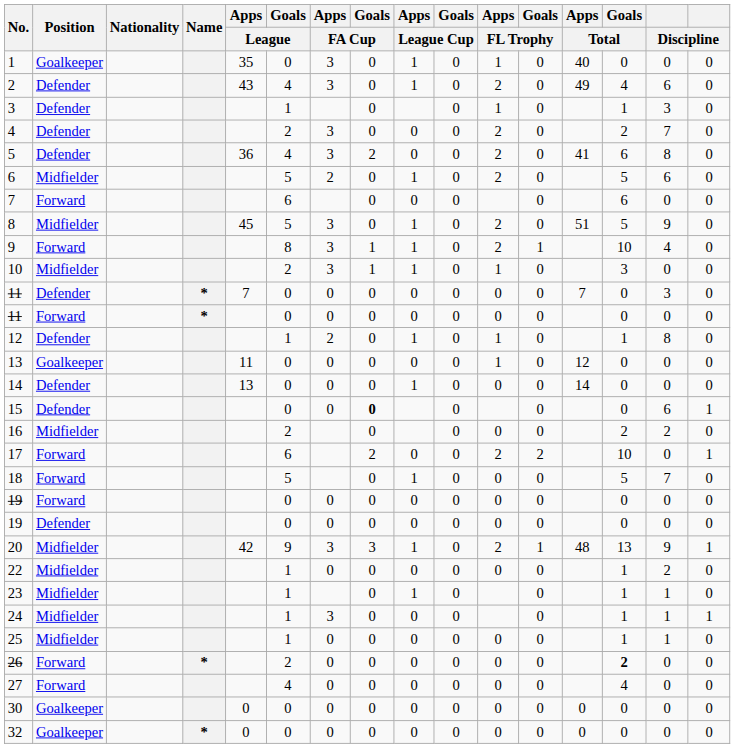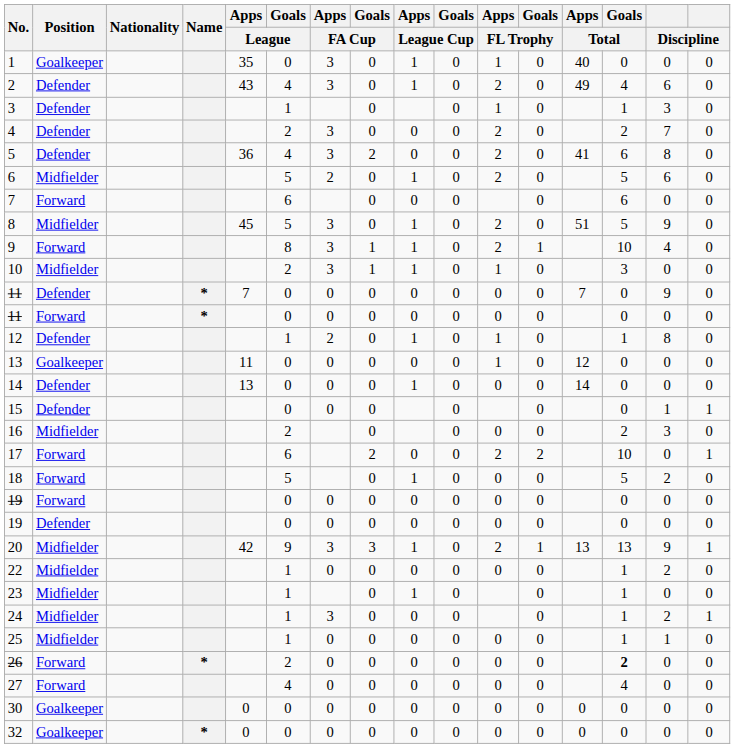(667, 293) 3 -> (667, 293) 9
(372, 408) bold -> (372, 408) normal
(667, 408) 6 -> (667, 408) 1
(667, 431) 2 -> (667, 431) 3
(667, 477) 7 -> (667, 477) 2
(582, 547) 48 -> (582, 547) 13
(667, 593) 1 -> (667, 593) 0
(667, 616) 1 -> (667, 616) 2
